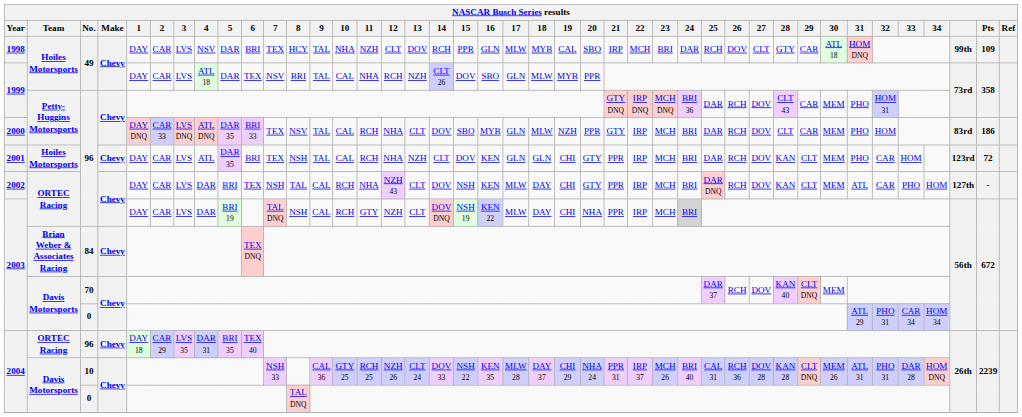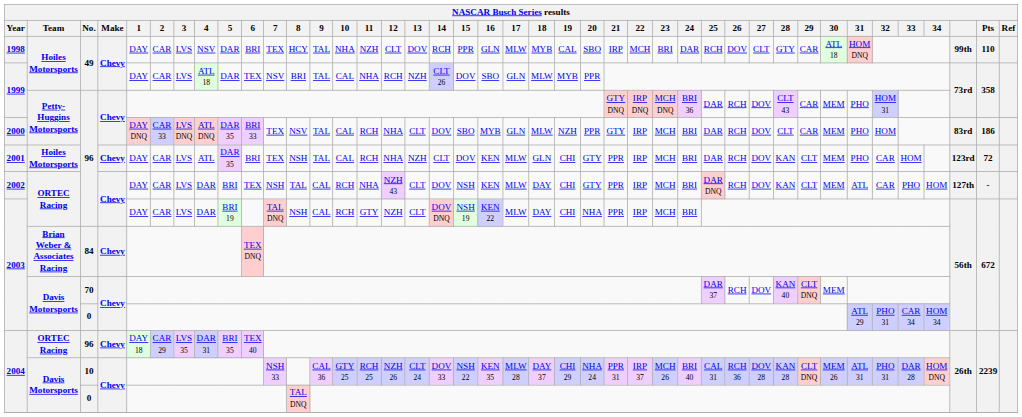(988, 49) 109 -> (988, 49) 110
(516, 158) GLN -> (516, 158) MLW
(690, 212) lightgrey background -> (690, 212) no background
